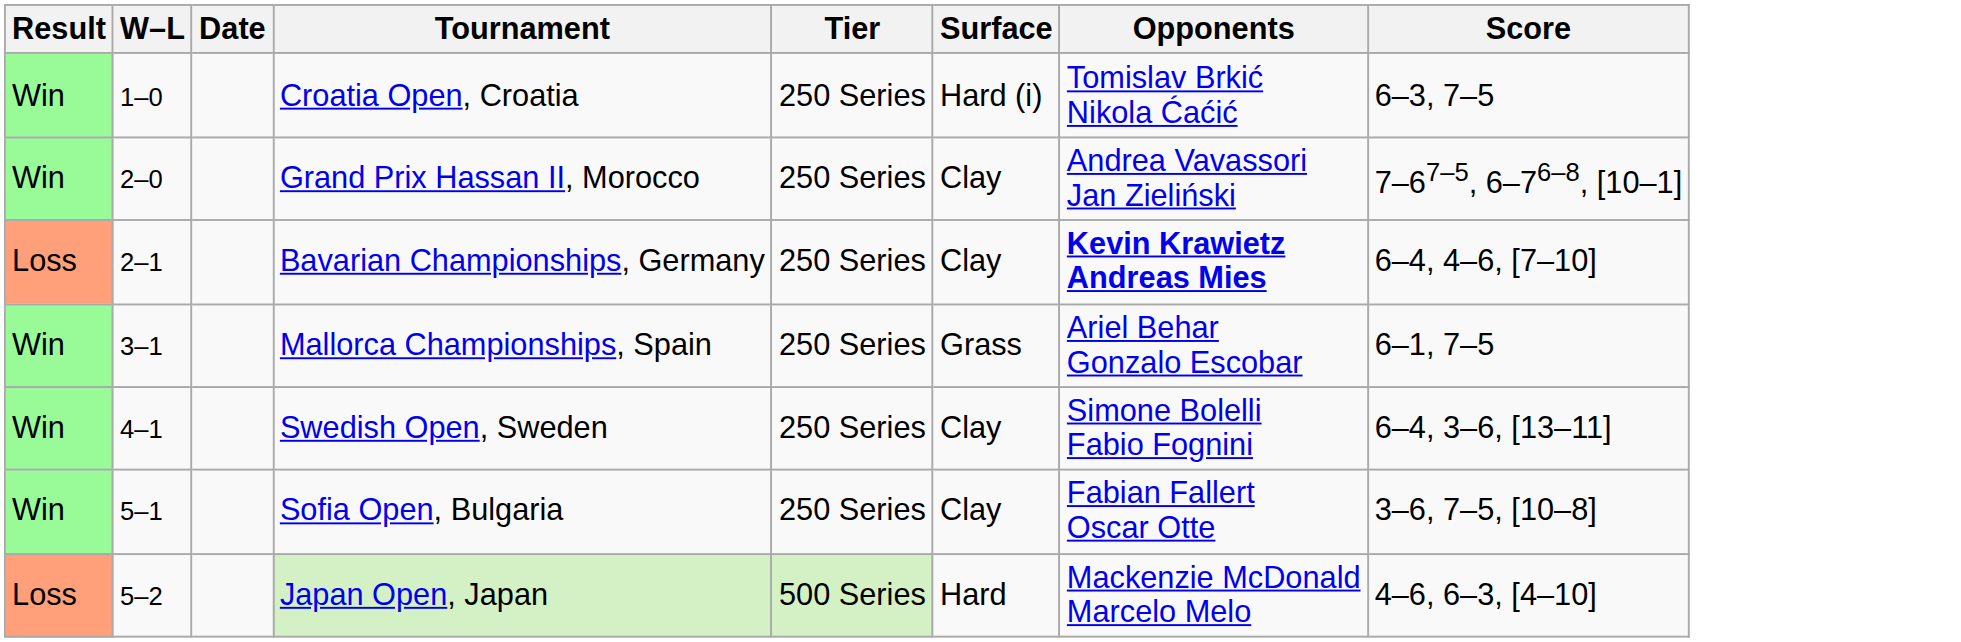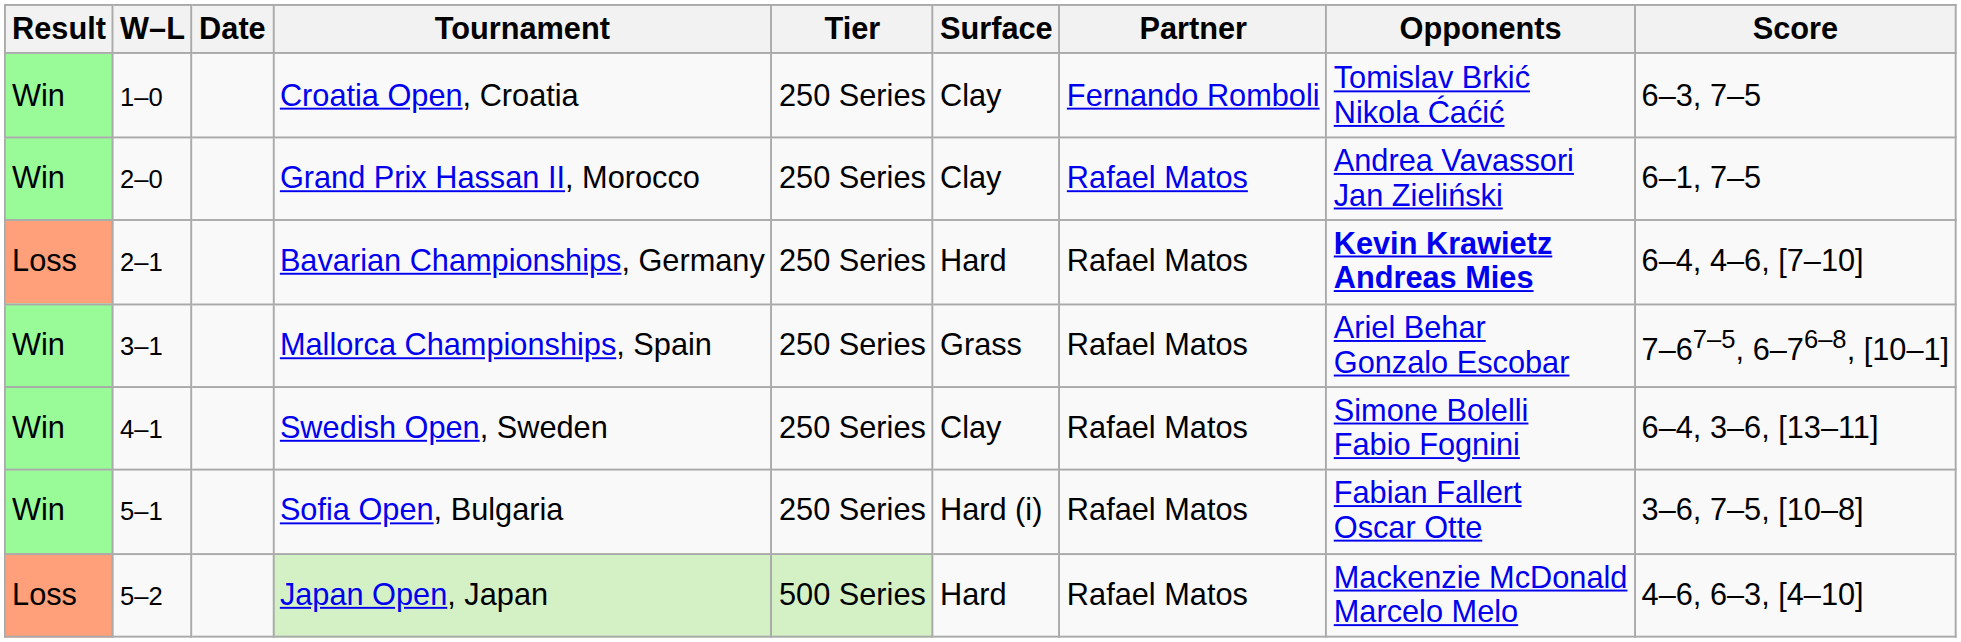+ column: (1193, 28)
(991, 94) Hard (i) -> (971, 94) Clay
(1528, 178) 7–67–5, 6–76–8, [10–1] -> (1701, 178) 6–1, 7–5
(971, 261) Clay -> (973, 261) Hard
(1434, 344) 6–1, 7–5 -> (1795, 344) 7–67–5, 6–76–8, [10–1]
(971, 511) Clay -> (991, 511) Hard (i)
